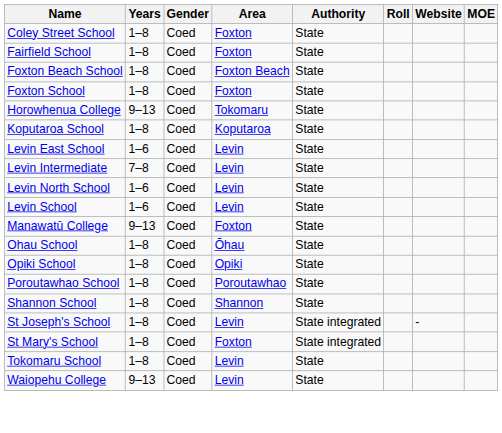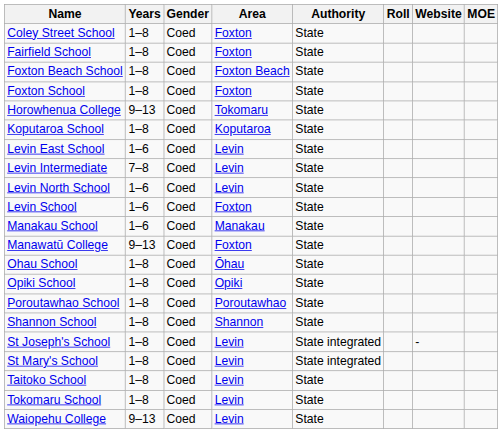(229, 206) Levin -> (233, 206) Foxton
+ row: (52, 226)
(233, 341) Foxton -> (229, 361) Levin
+ row: (47, 380)
